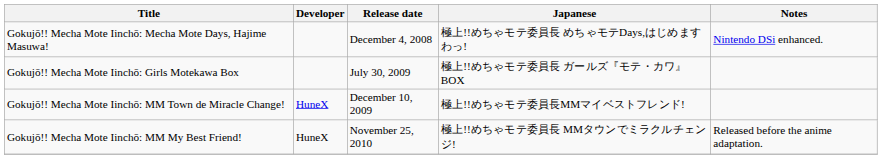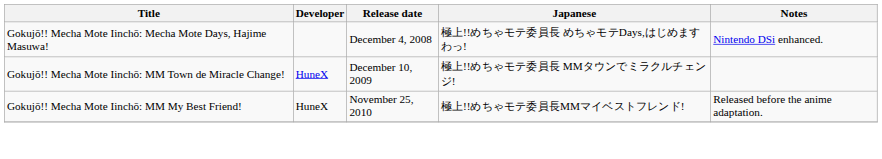- row: (123, 73)
(563, 104) 極上!!めちゃモテ委員長MMマイベストフレンド! -> (573, 73) 極上!!めちゃモテ委員長 MMタウンでミラクルチェンジ!
(574, 136) 極上!!めちゃモテ委員長 MMタウンでミラクルチェンジ! -> (563, 106) 極上!!めちゃモテ委員長MMマイベストフレンド!
